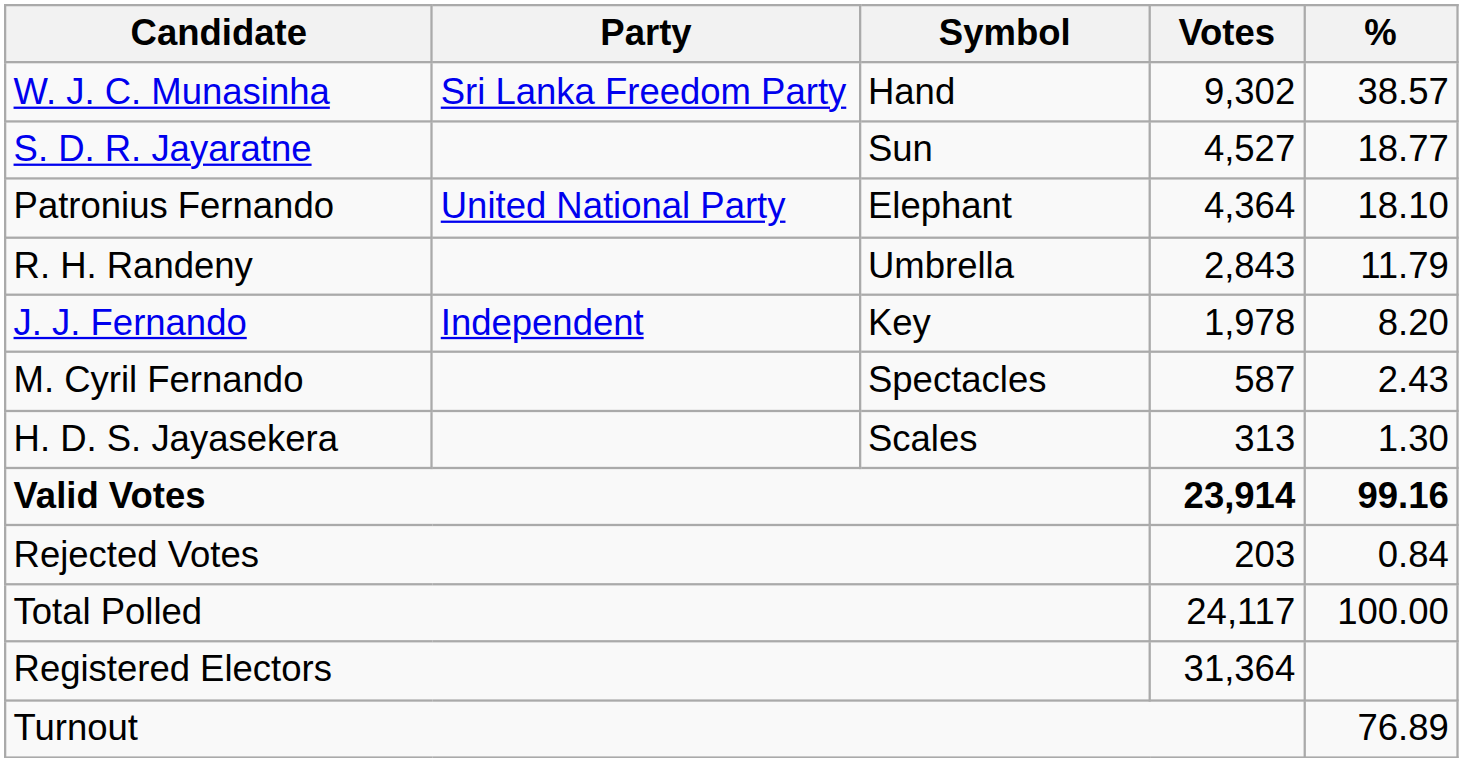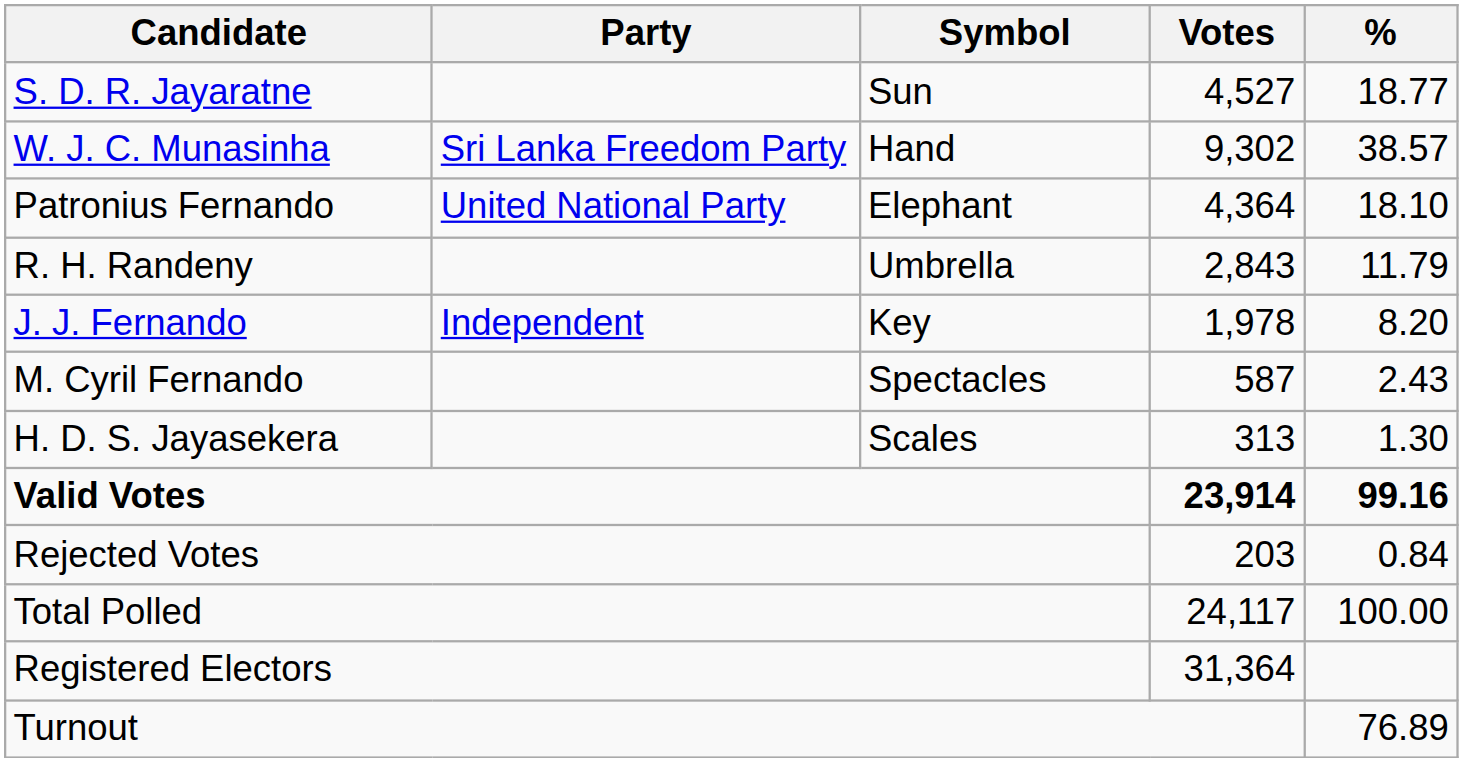rows swapped: (172, 91) <-> (163, 149)
